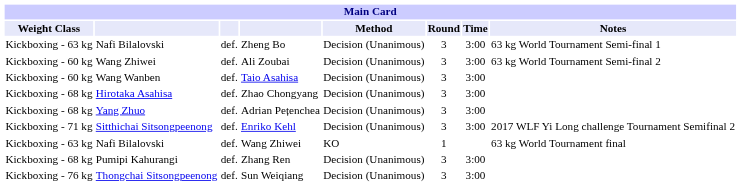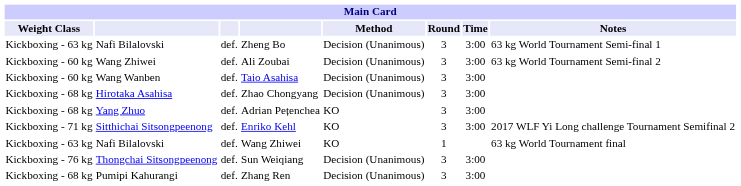(374, 110) Decision (Unanimous) -> (331, 110) KO
(374, 126) Decision (Unanimous) -> (331, 126) KO
rows swapped: (272, 176) <-> (266, 159)
